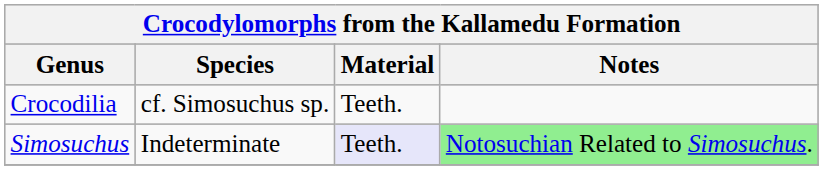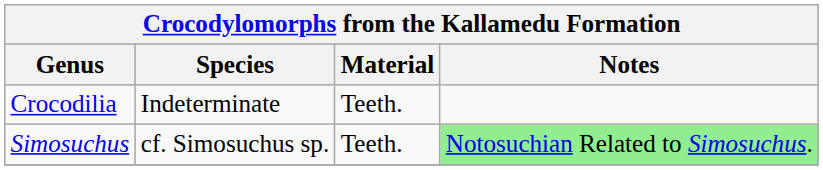(235, 104) cf. Simosuchus sp. -> (211, 104) Indeterminate
(211, 143) Indeterminate -> (235, 143) cf. Simosuchus sp.
(372, 143) lavender background -> (372, 143) no background
